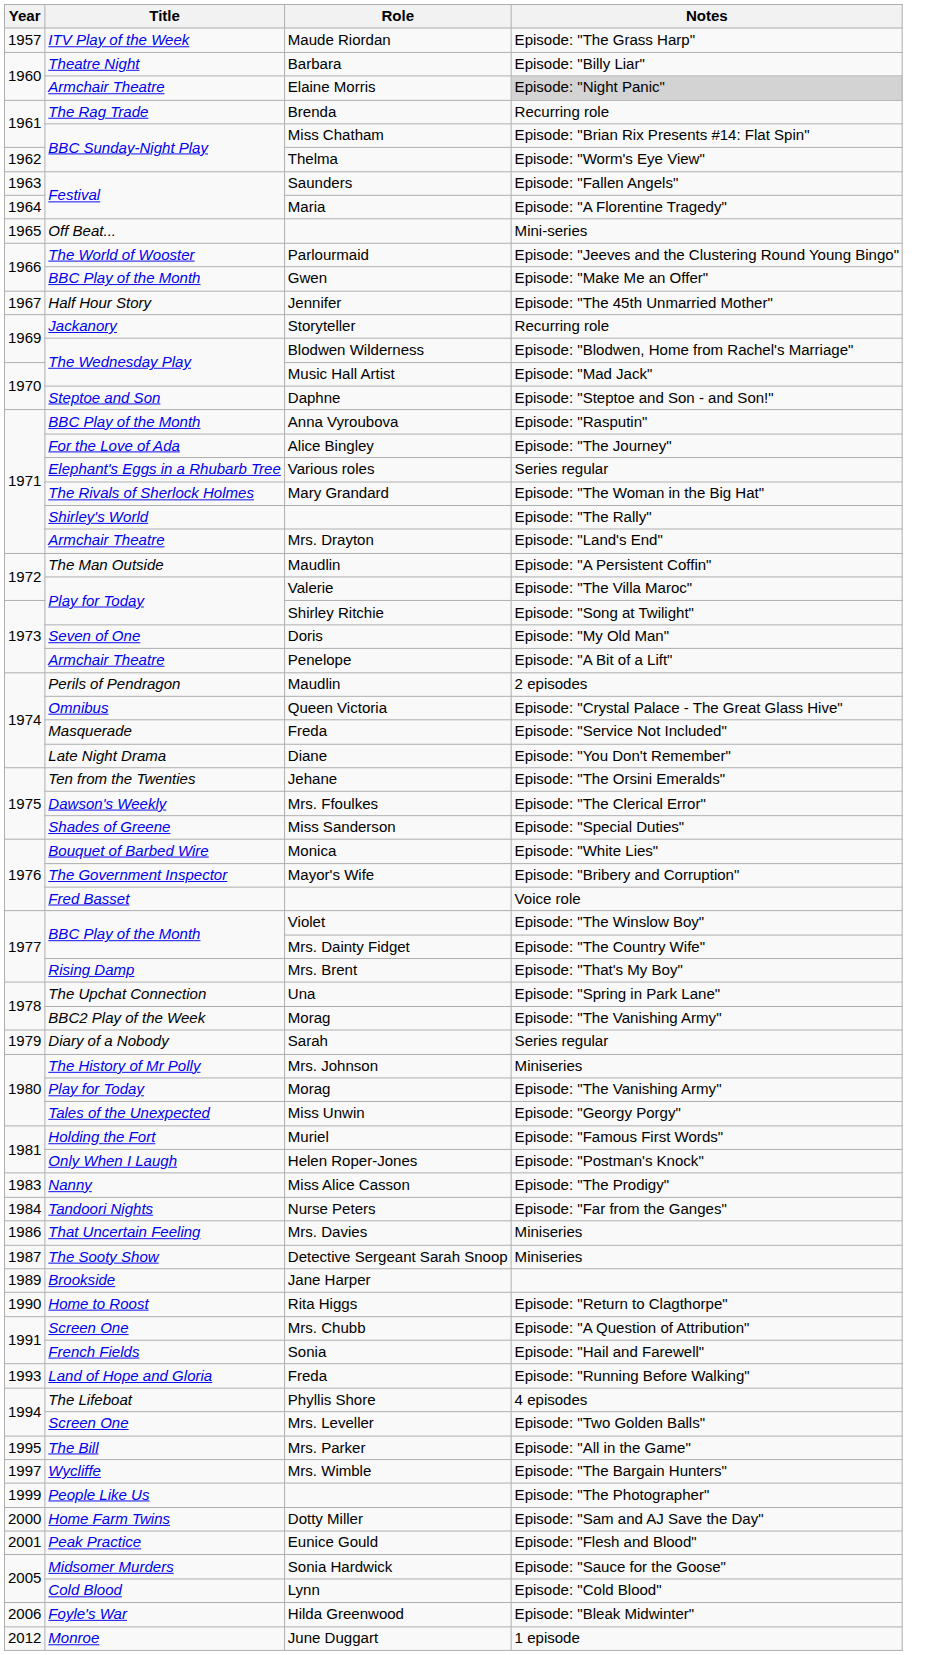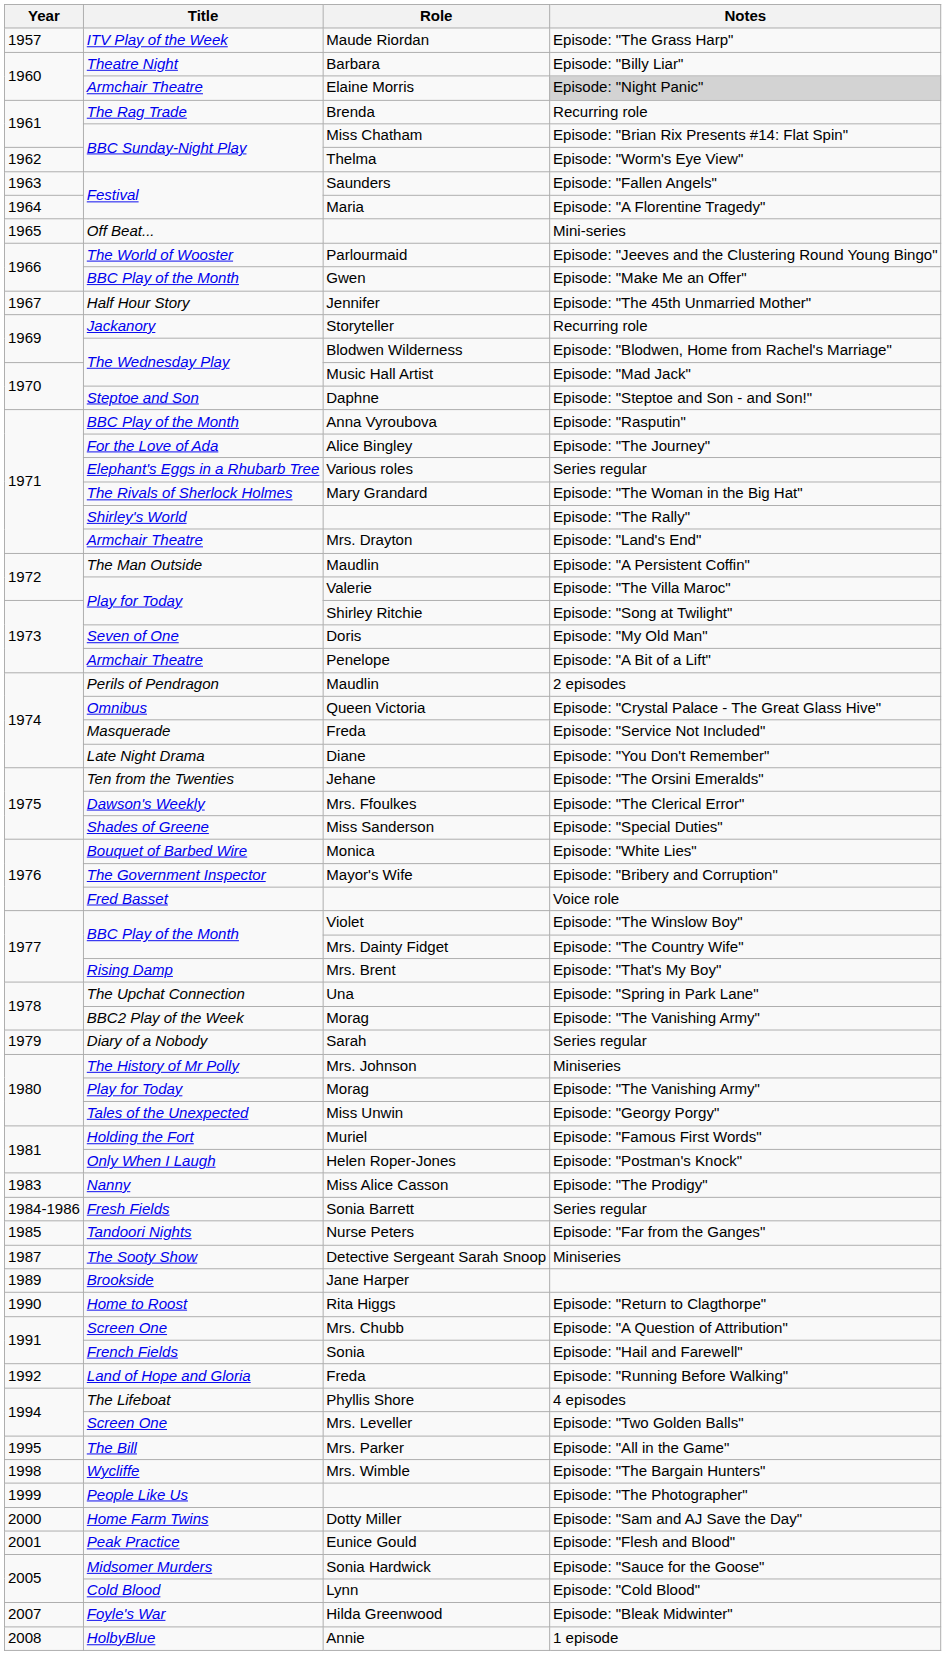+ row: (128, 1209)
(25, 1209) 1984 -> (25, 1232) 1985
- row: (124, 1232)
(25, 1376) 1993 -> (25, 1376) 1992
(25, 1471) 1997 -> (25, 1471) 1998
(25, 1614) 2006 -> (25, 1614) 2007
+ row: (121, 1638)
- row: (74, 1638)
